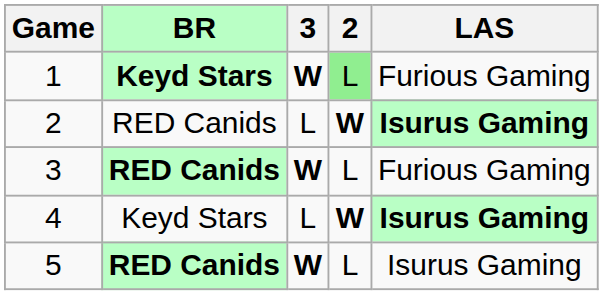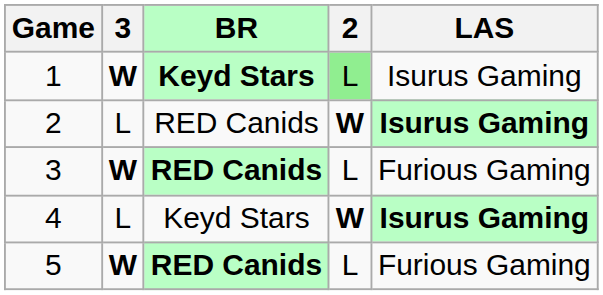columns swapped: (194, 28) <-> (308, 28)
(484, 75) Furious Gaming -> (484, 75) Isurus Gaming
(484, 265) Isurus Gaming -> (484, 265) Furious Gaming
